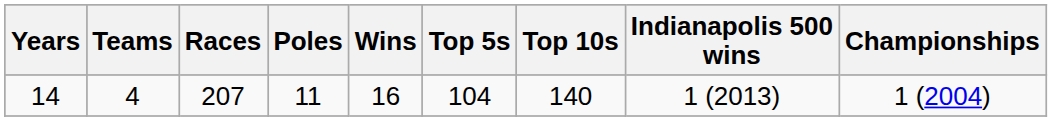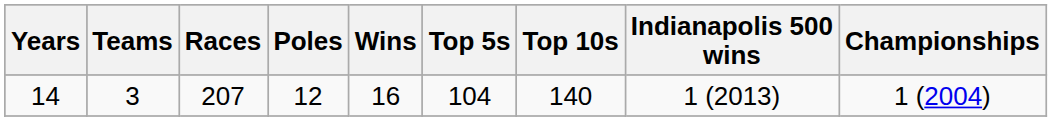(132, 96) 4 -> (132, 96) 3
(308, 96) 11 -> (308, 96) 12
